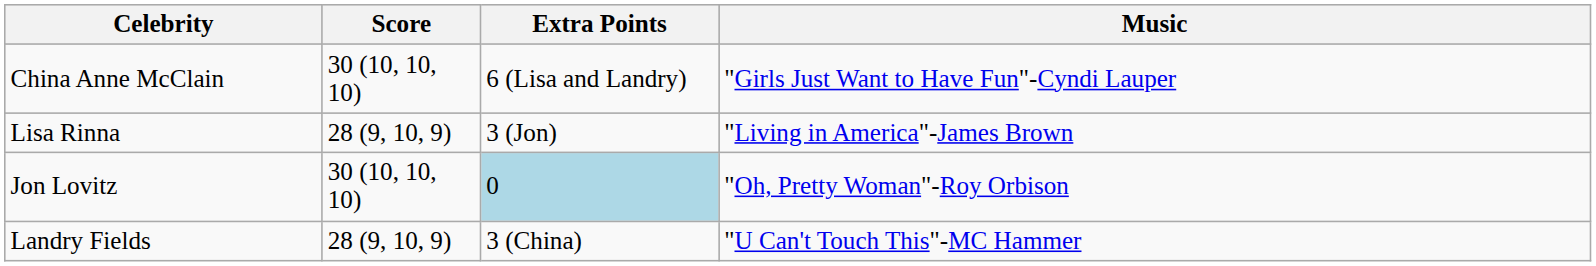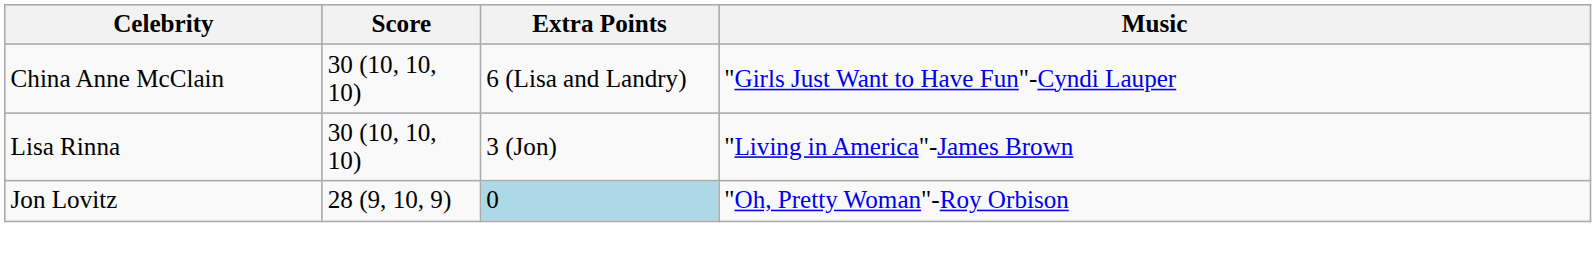(390, 132) 28 (9, 10, 9) -> (382, 146) 30 (10, 10, 10)
(382, 186) 30 (10, 10, 10) -> (390, 200) 28 (9, 10, 9)
- row: (81, 240)
